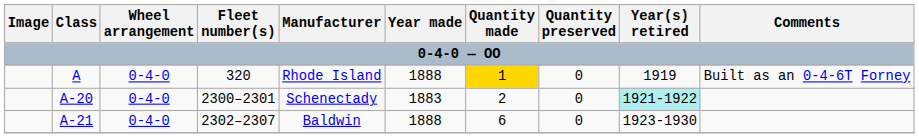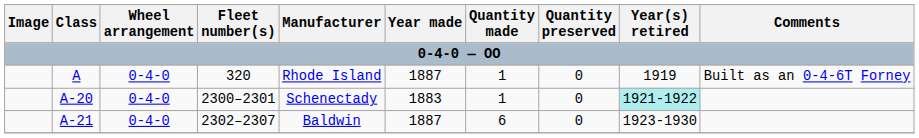(425, 77) 1888 -> (425, 77) 1887
(502, 77) gold background -> (502, 77) no background
(502, 99) 2 -> (502, 99) 1
(425, 121) 1888 -> (425, 121) 1887
